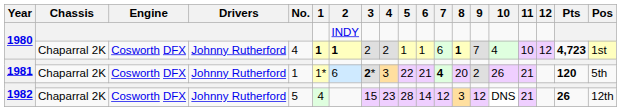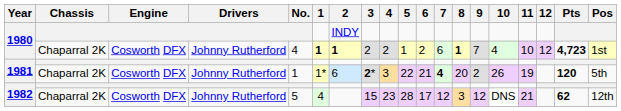(422, 50) 1 -> (422, 50) 2
(527, 73) 21 -> (527, 73) 19
(425, 97) 14 -> (425, 97) 17
(564, 97) 26 -> (564, 97) 62
